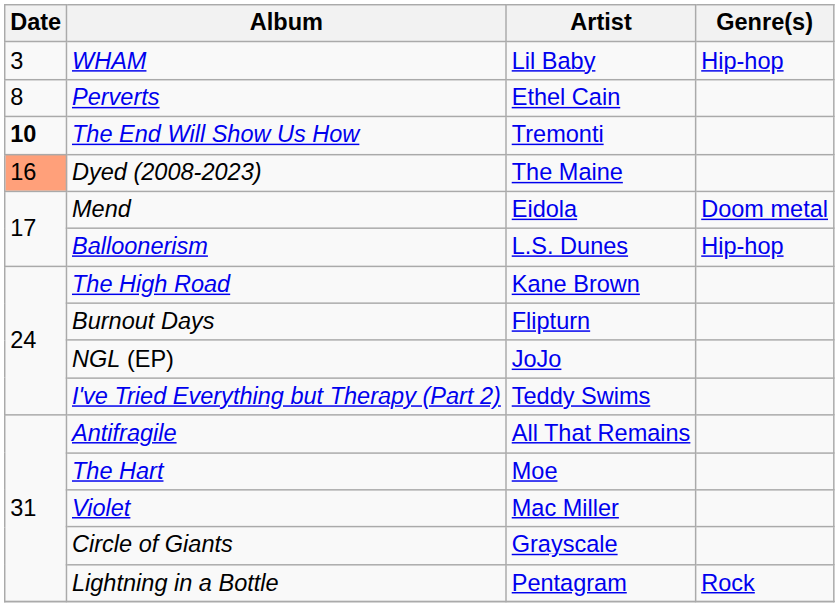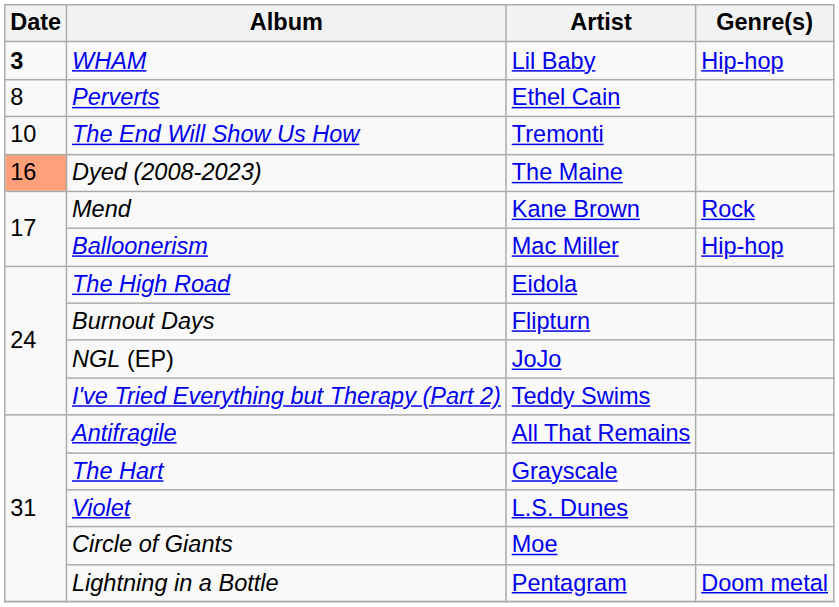(17, 60) normal -> (17, 60) bold
(23, 135) bold -> (23, 135) normal
(544, 209) Eidola -> (576, 209) Kane Brown
(765, 209) Doom metal -> (728, 209) Rock
(570, 246) L.S. Dunes -> (565, 246) Mac Miller
(576, 284) Kane Brown -> (544, 284) Eidola
(535, 470) Moe -> (565, 470) Grayscale
(565, 508) Mac Miller -> (570, 508) L.S. Dunes
(565, 545) Grayscale -> (535, 545) Moe
(728, 582) Rock -> (765, 582) Doom metal
